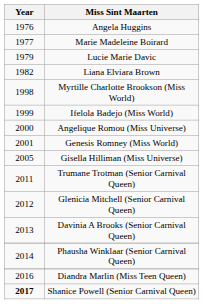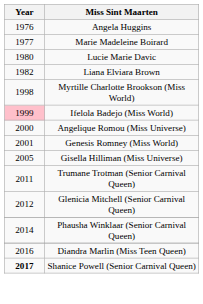(24, 57) 1979 -> (24, 57) 1980
(24, 113) no background -> (24, 113) pink background
- row: (122, 230)
